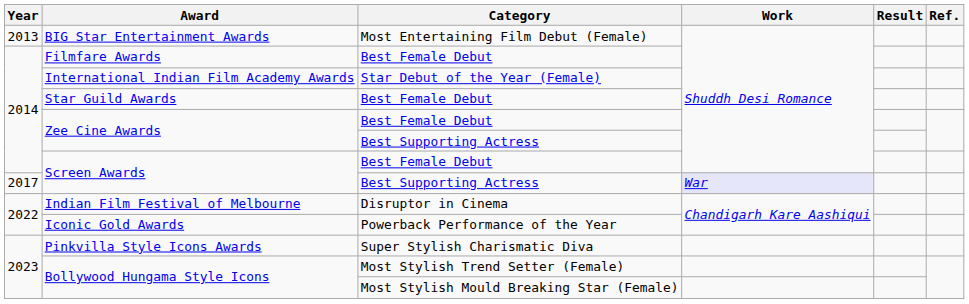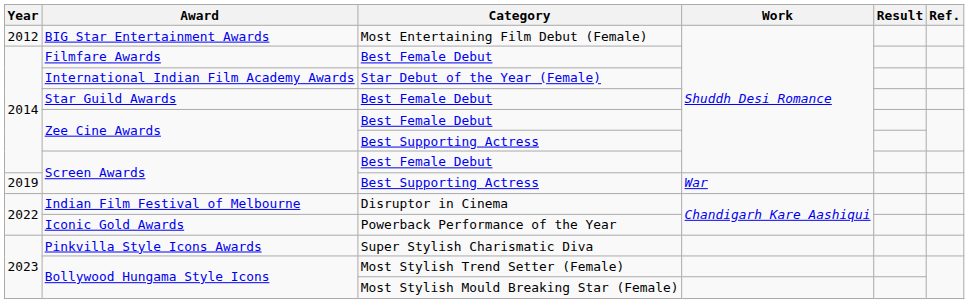(23, 36) 2013 -> (23, 36) 2012
(23, 183) 2017 -> (23, 183) 2019
(696, 183) lavender background -> (696, 183) no background
